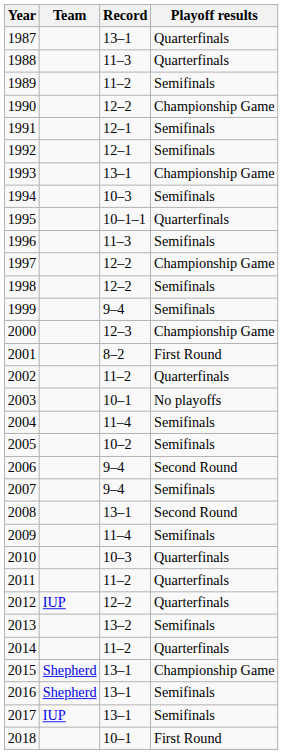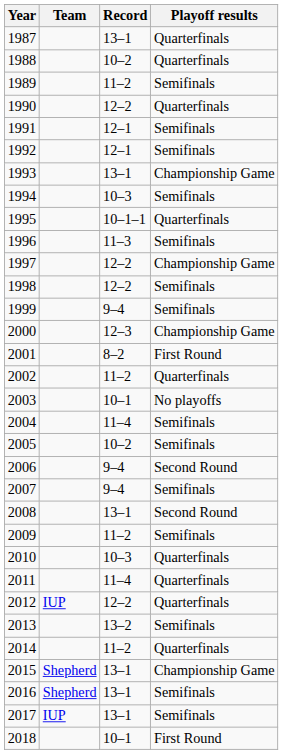(117, 60) 11–3 -> (117, 60) 10–2
(214, 106) Championship Game -> (192, 106) Quarterfinals
(117, 535) 11–4 -> (117, 535) 11–2
(117, 580) 11–2 -> (117, 580) 11–4
